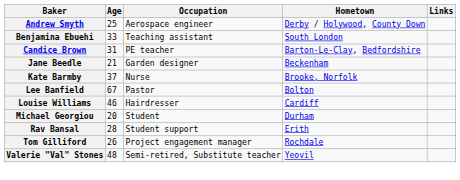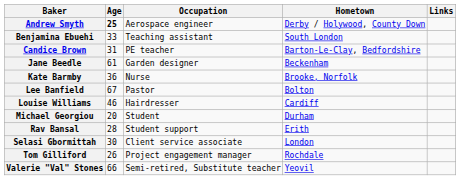(112, 24) normal -> (112, 24) bold
(112, 63) 21 -> (112, 63) 61
(112, 77) 37 -> (112, 77) 36
+ row: (55, 142)
(112, 155) 48 -> (112, 169) 66
